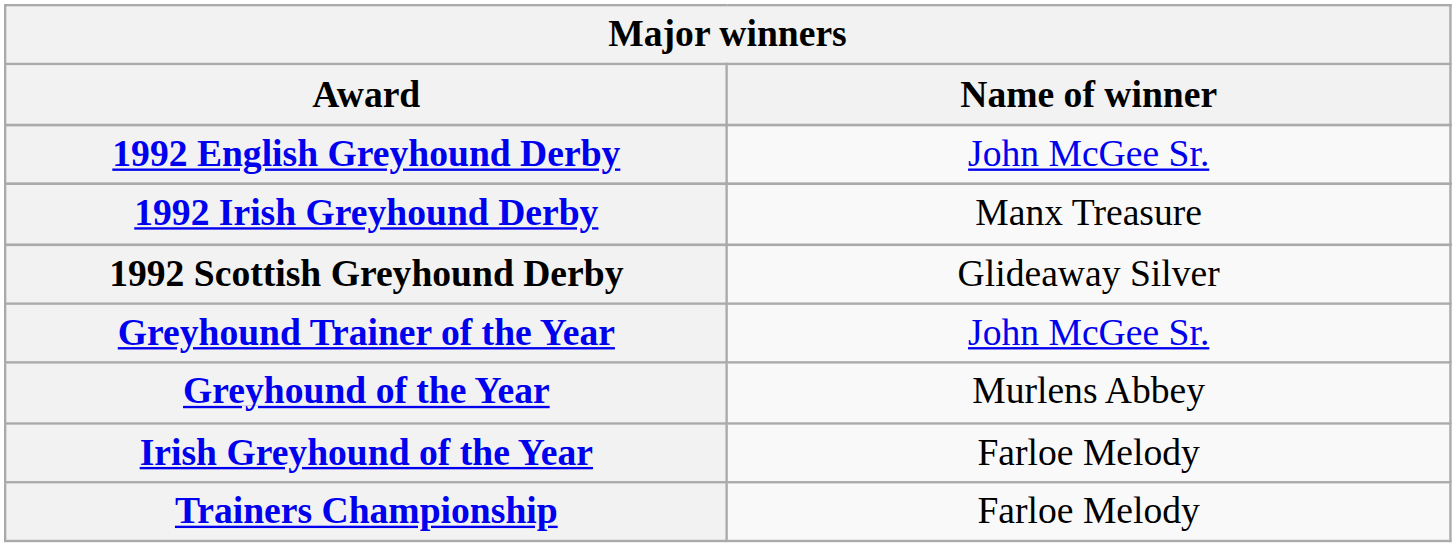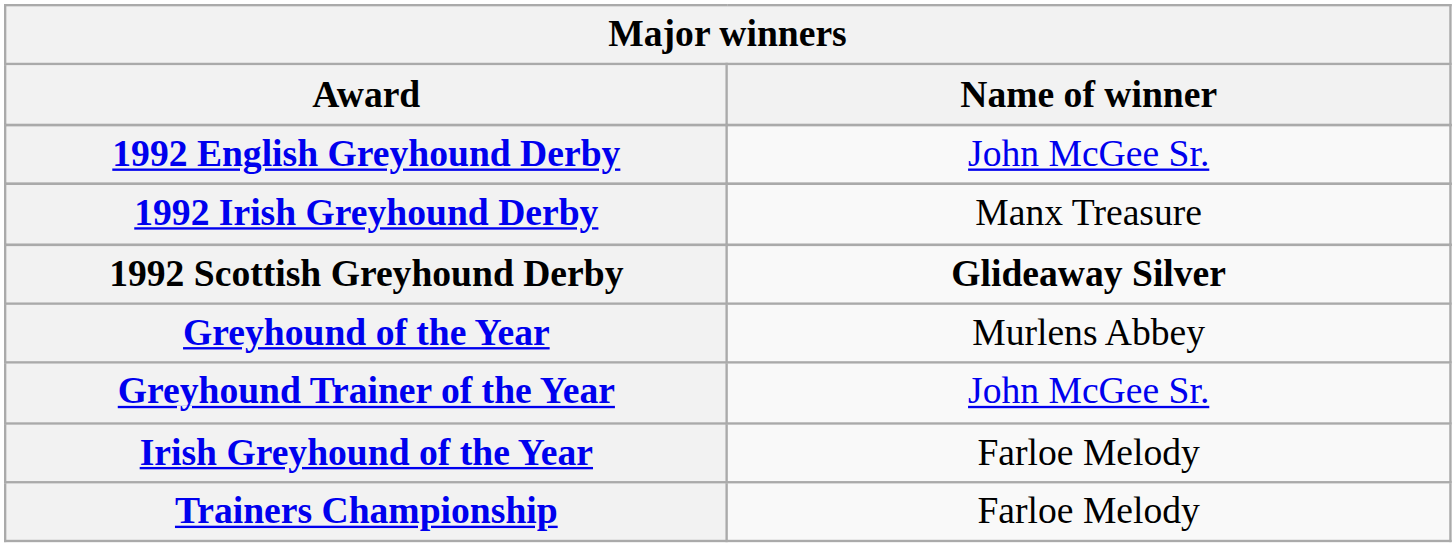(1089, 272) normal -> (1089, 272) bold
rows swapped: (366, 332) <-> (366, 392)
